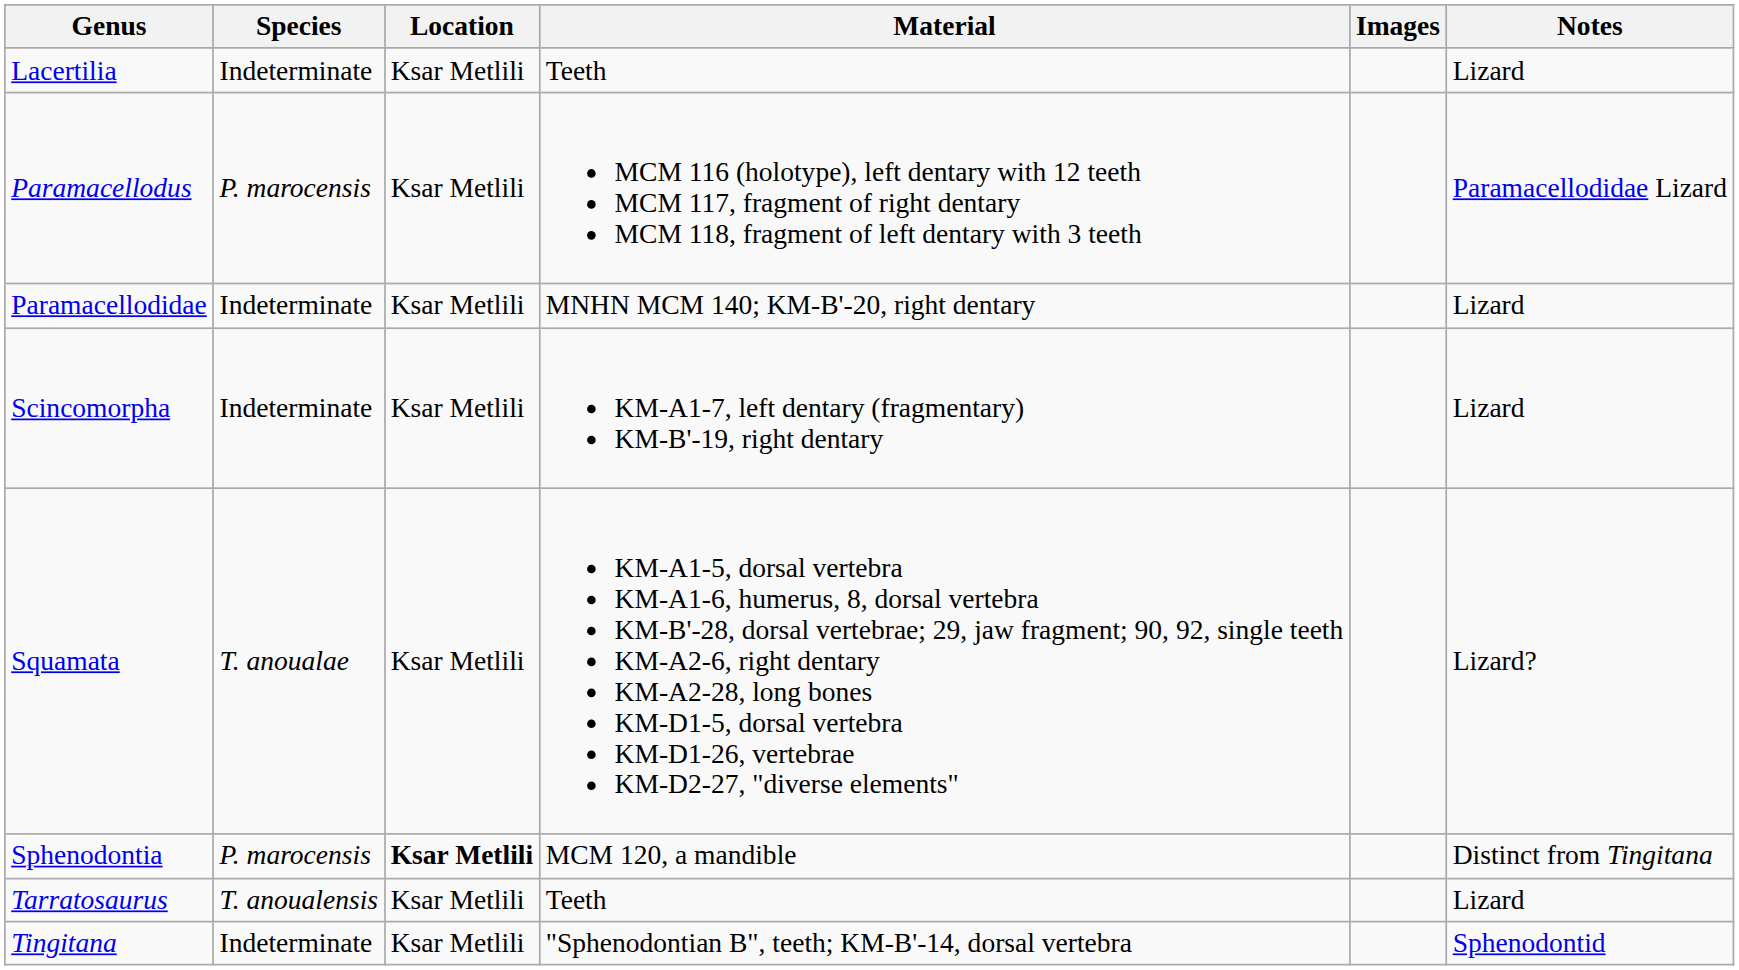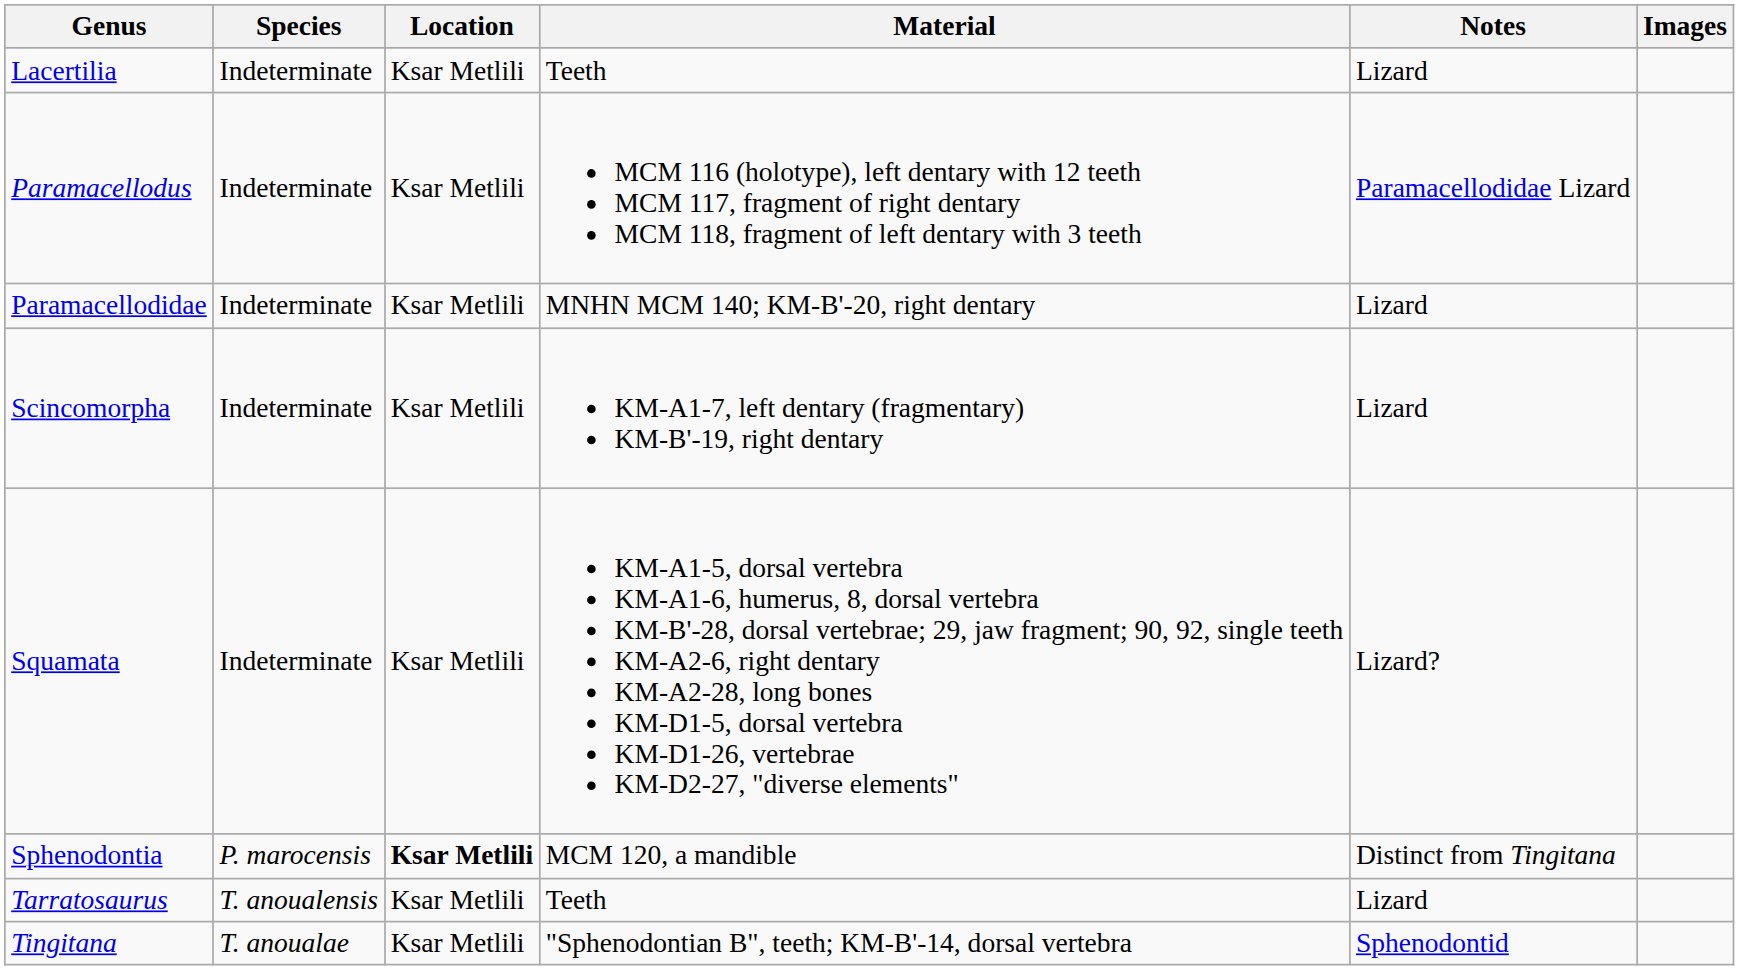columns swapped: (1590, 26) <-> (1398, 26)
(295, 187) P. marocensis -> (296, 187) Indeterminate
(284, 660) T. anoualae -> (296, 660) Indeterminate
(296, 943) Indeterminate -> (284, 943) T. anoualae
